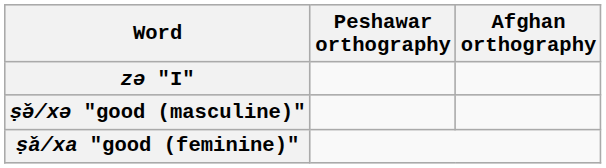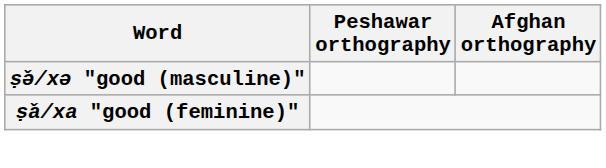- row: (158, 79)
